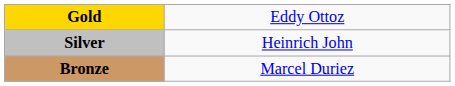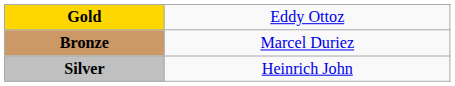rows swapped: (84, 42) <-> (84, 68)
